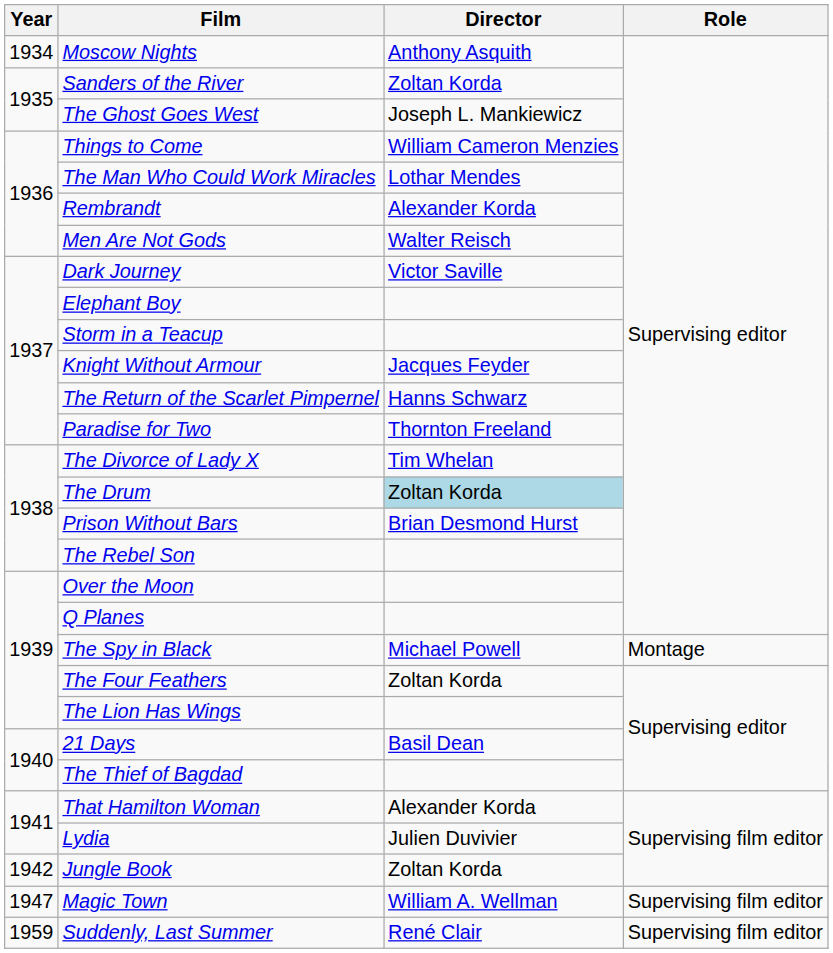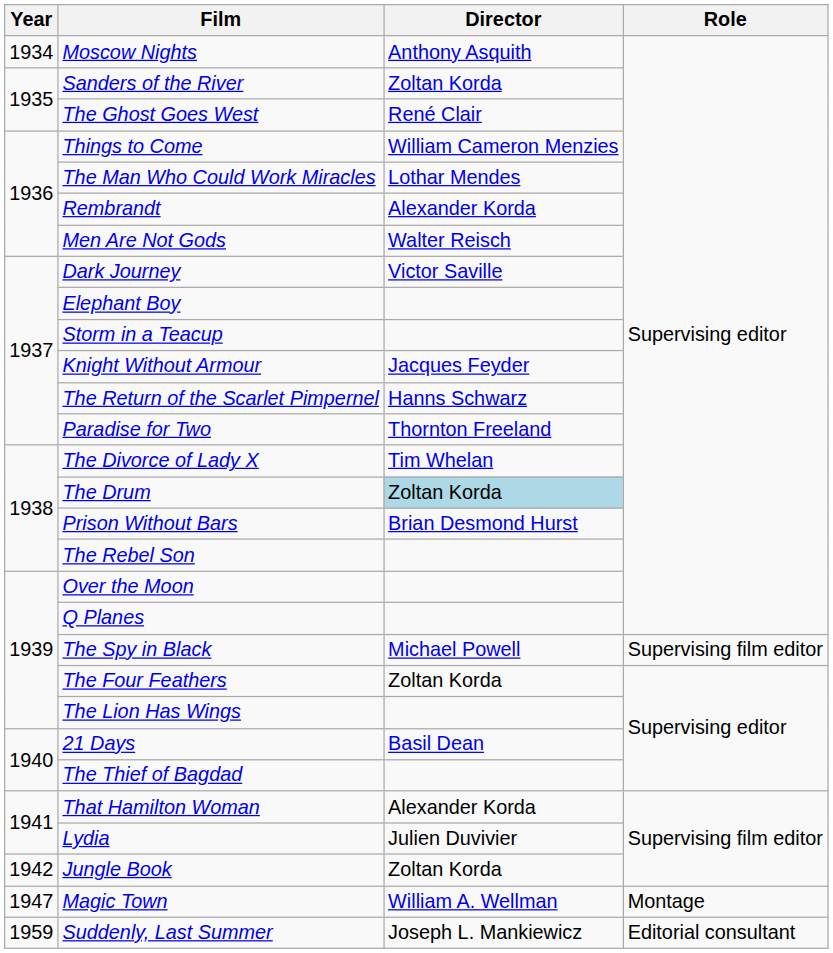(485, 114) Joseph L. Mankiewicz -> (435, 114) René Clair
(666, 649) Montage -> (725, 649) Supervising film editor
(725, 901) Supervising film editor -> (666, 901) Montage
(435, 932) René Clair -> (485, 932) Joseph L. Mankiewicz
(725, 932) Supervising film editor -> (711, 932) Editorial consultant
